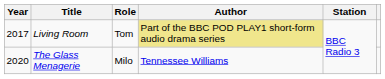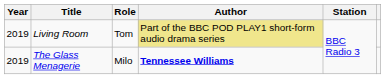(18, 33) 2017 -> (18, 33) 2019
(18, 60) 2020 -> (18, 60) 2019
(184, 60) normal -> (187, 60) bold
